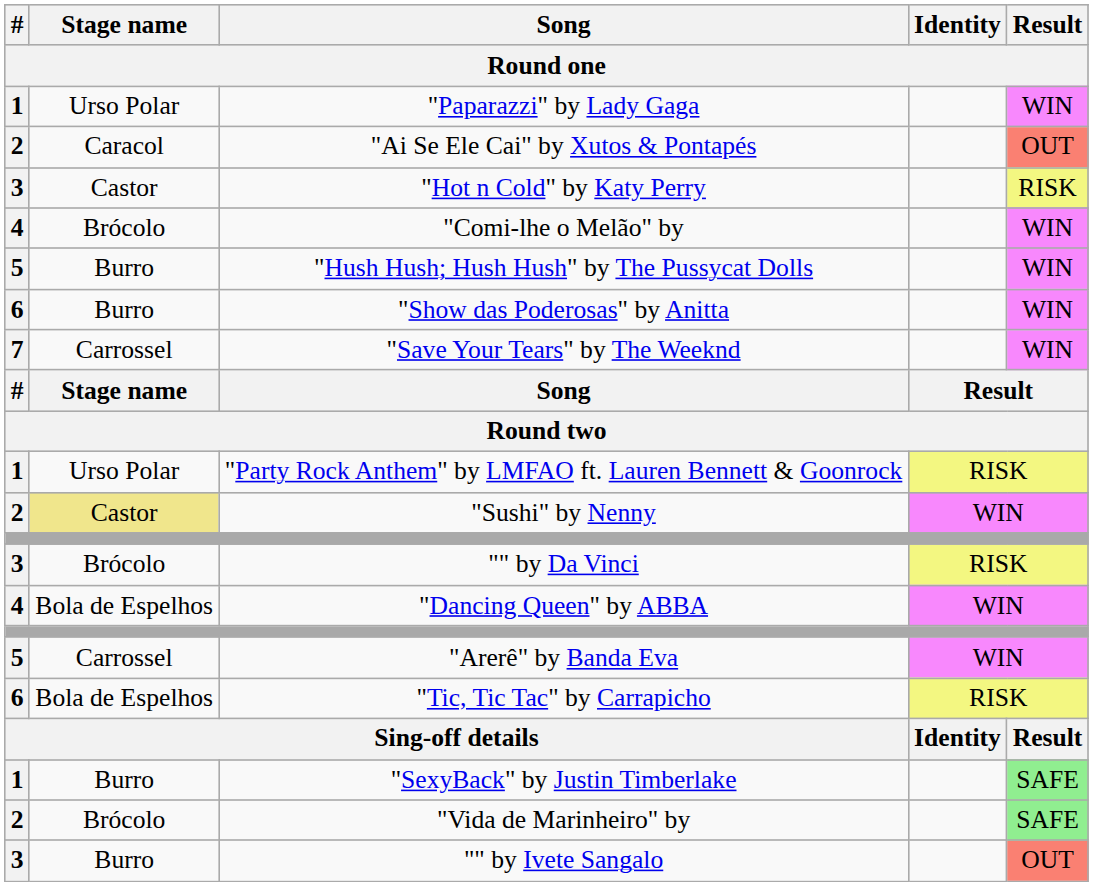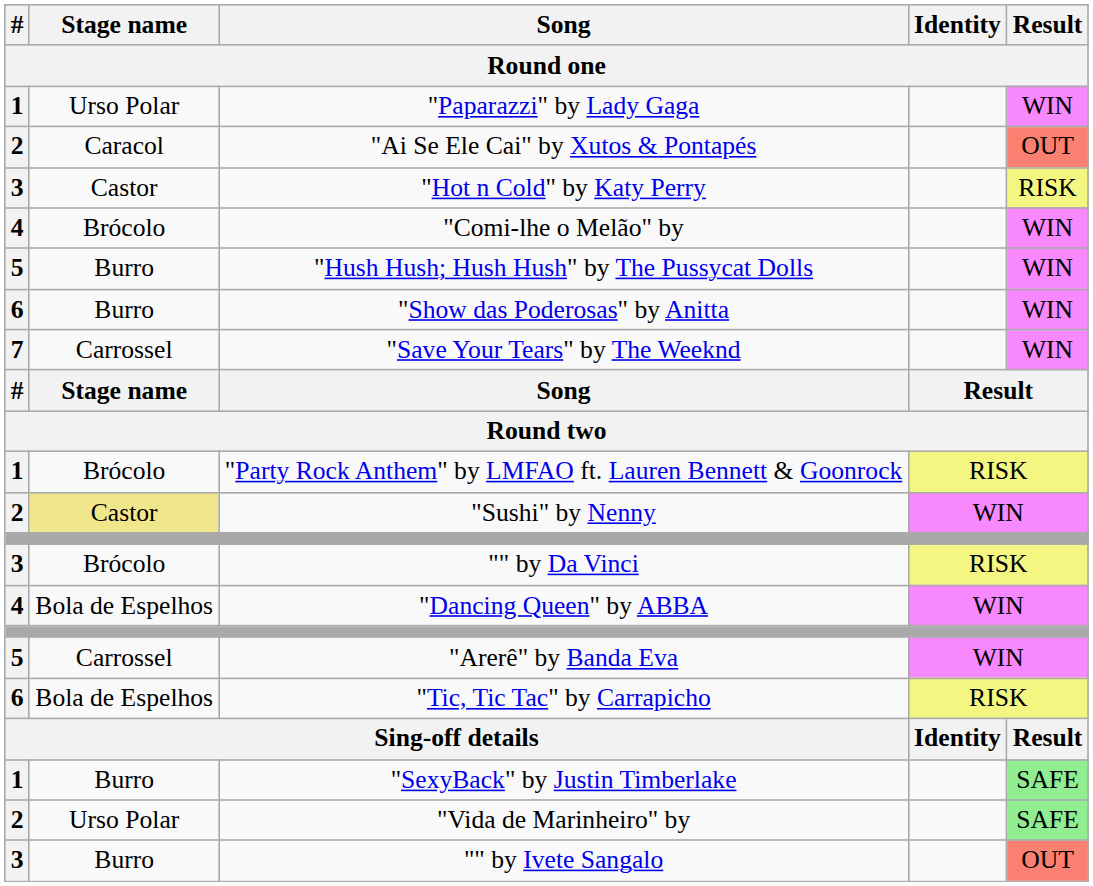(124, 471) Urso Polar -> (124, 471) Brócolo
(124, 819) Brócolo -> (124, 819) Urso Polar
